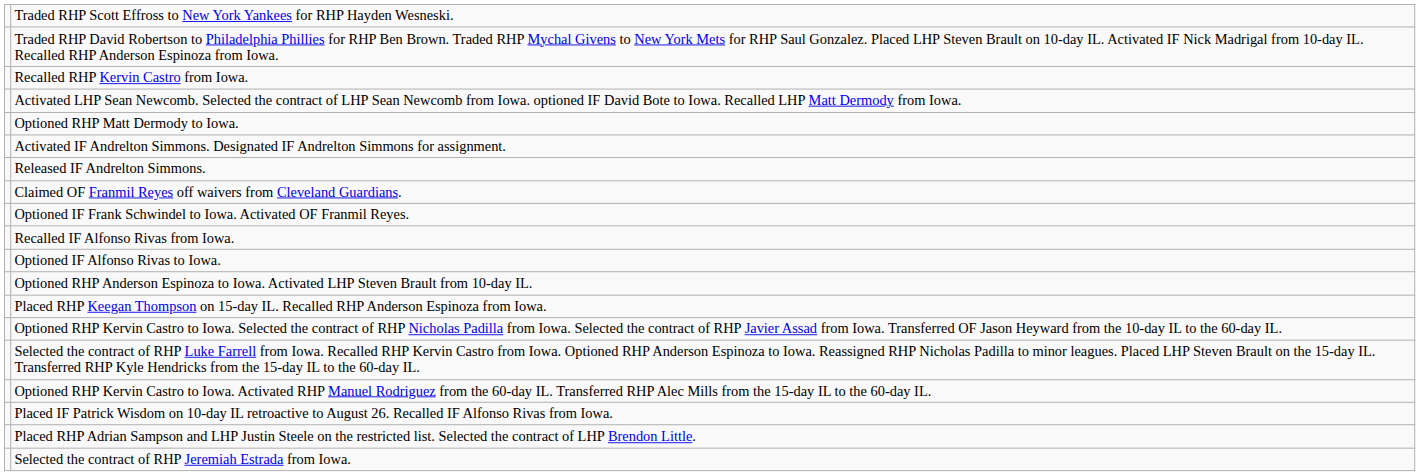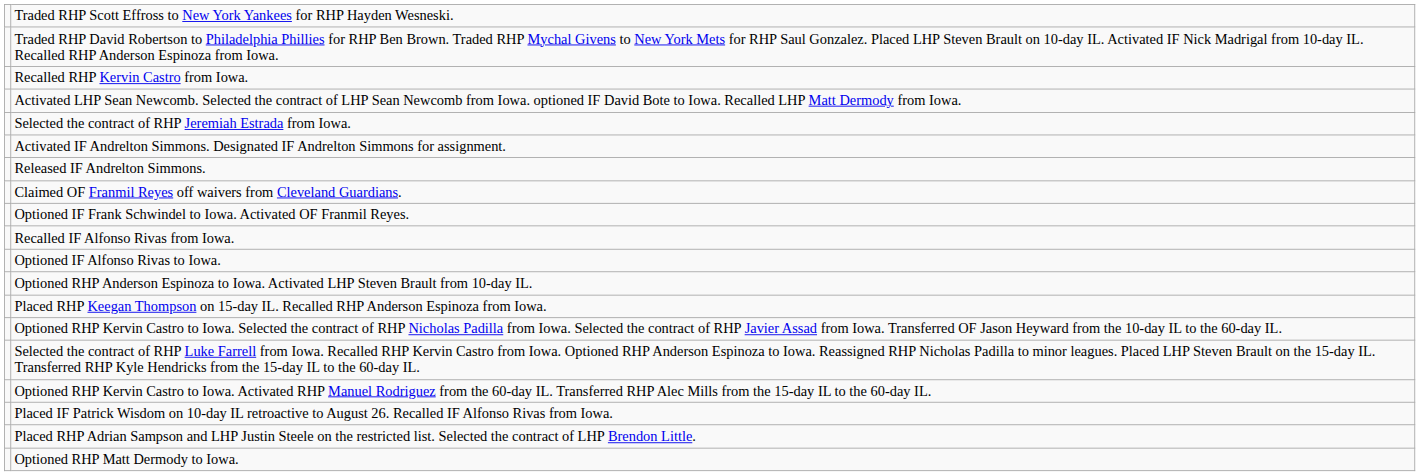rows swapped: (127, 123) <-> (183, 459)
